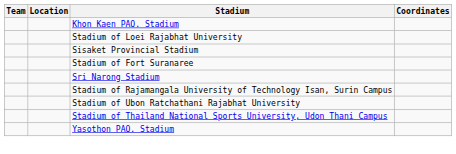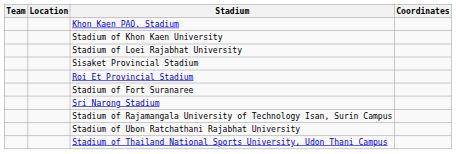+ row: (147, 37)
+ row: (133, 77)
- row: (123, 129)
